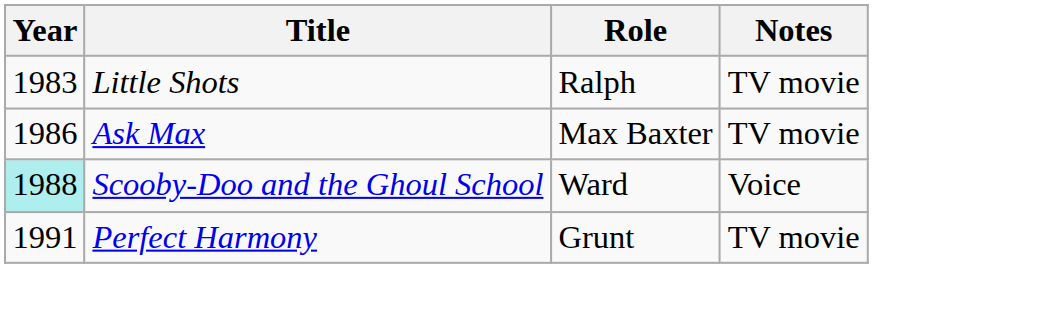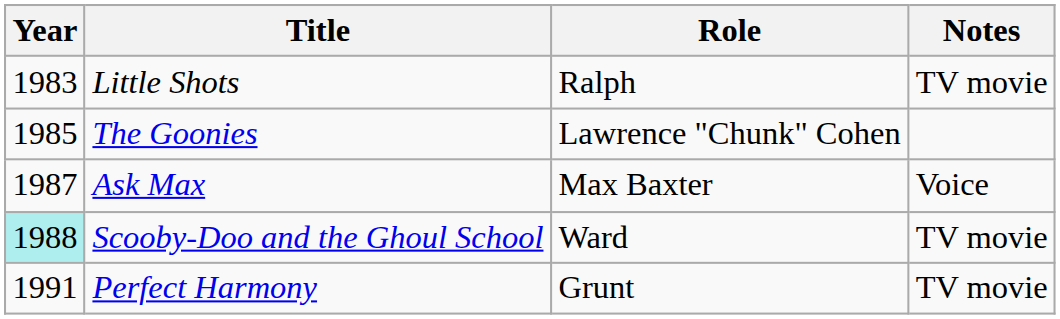+ row: (175, 133)
(45, 133) 1986 -> (45, 184) 1987
(794, 133) TV movie -> (952, 184) Voice
(764, 184) Voice -> (982, 236) TV movie
